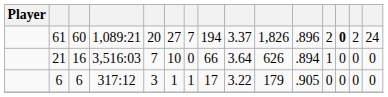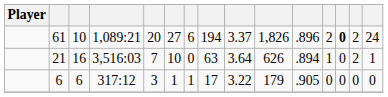(79, 37) 60 -> (79, 37) 10
(191, 37) 7 -> (191, 37) 6
(211, 59) 66 -> (211, 59) 63
(356, 59) 0 -> (356, 59) 2
(372, 59) 0 -> (372, 59) 1
